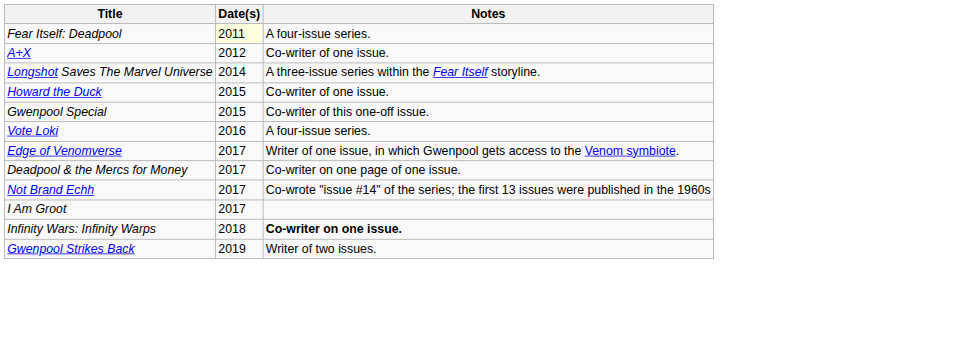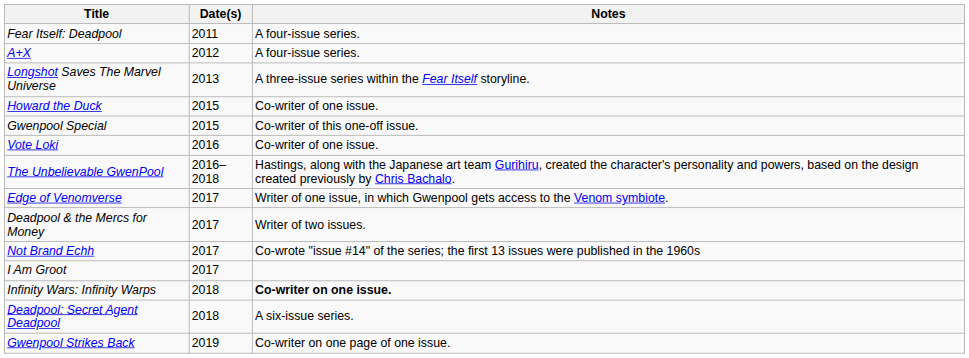(232, 33) lightyellow background -> (205, 33) no background
(327, 53) Co-writer of one issue. -> (308, 53) A four-issue series.
(232, 72) 2014 -> (205, 79) 2013
(318, 131) A four-issue series. -> (317, 145) Co-writer of one issue.
+ row: (85, 171)
(363, 170) Co-writer on one page of one issue. -> (310, 224) Writer of two issues.
+ row: (72, 316)
(321, 248) Writer of two issues. -> (353, 343) Co-writer on one page of one issue.
